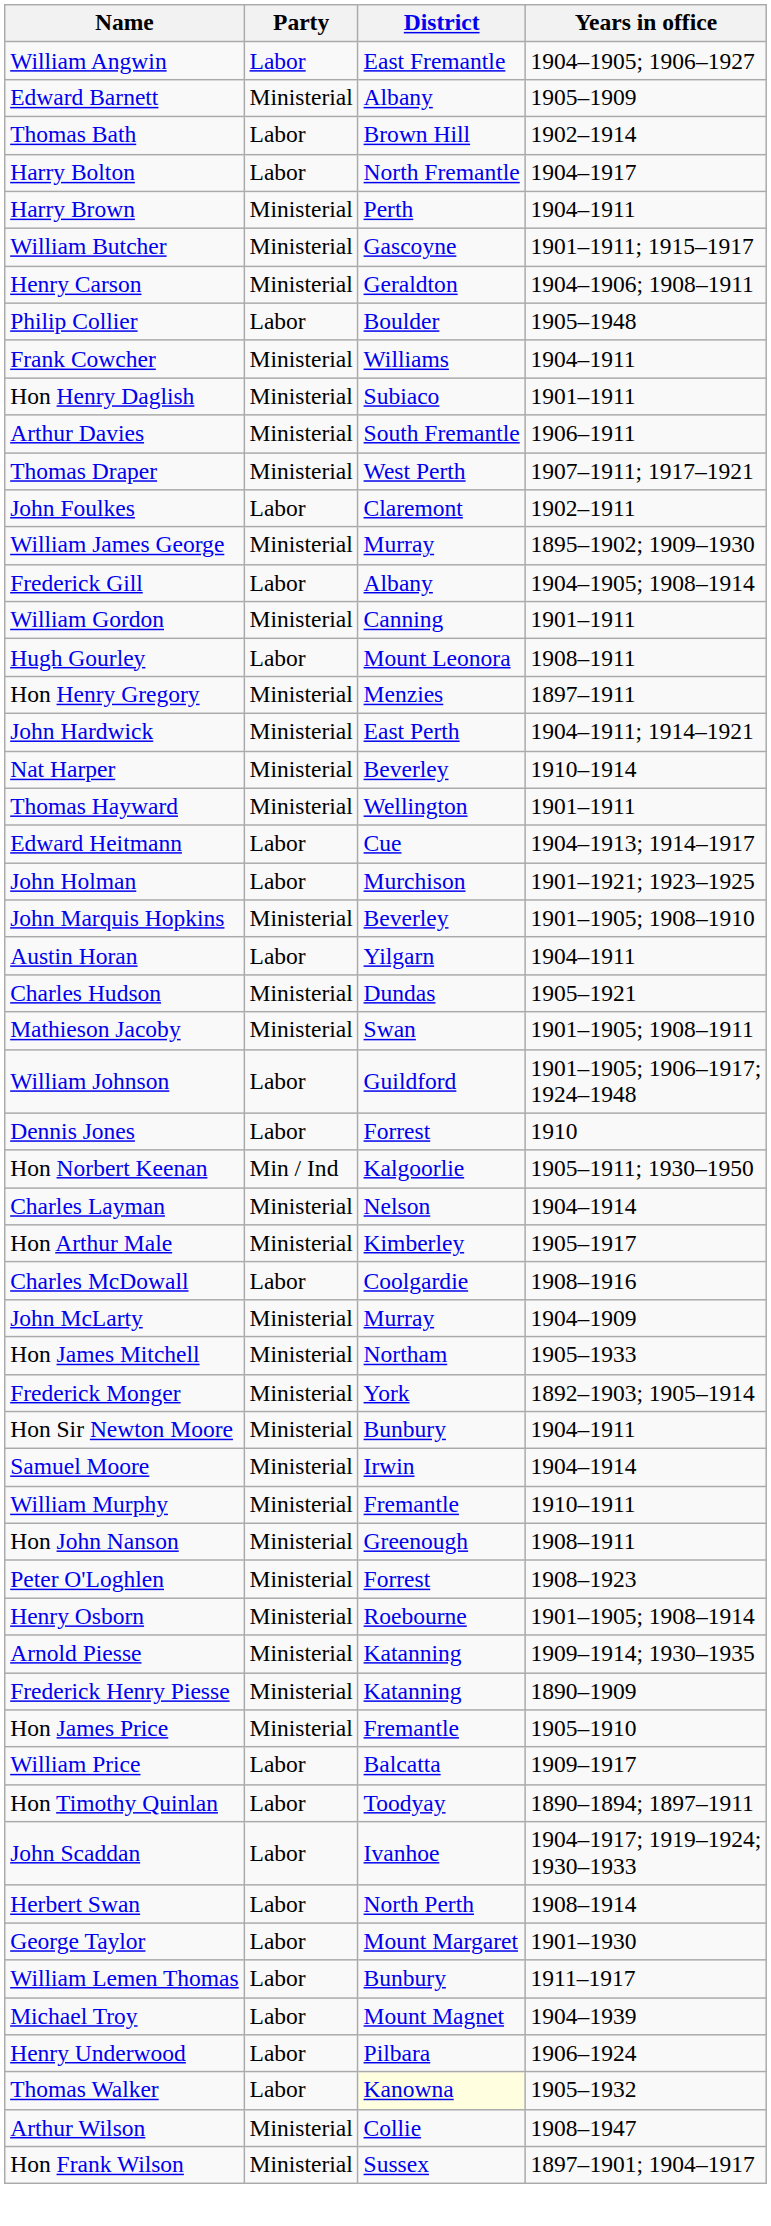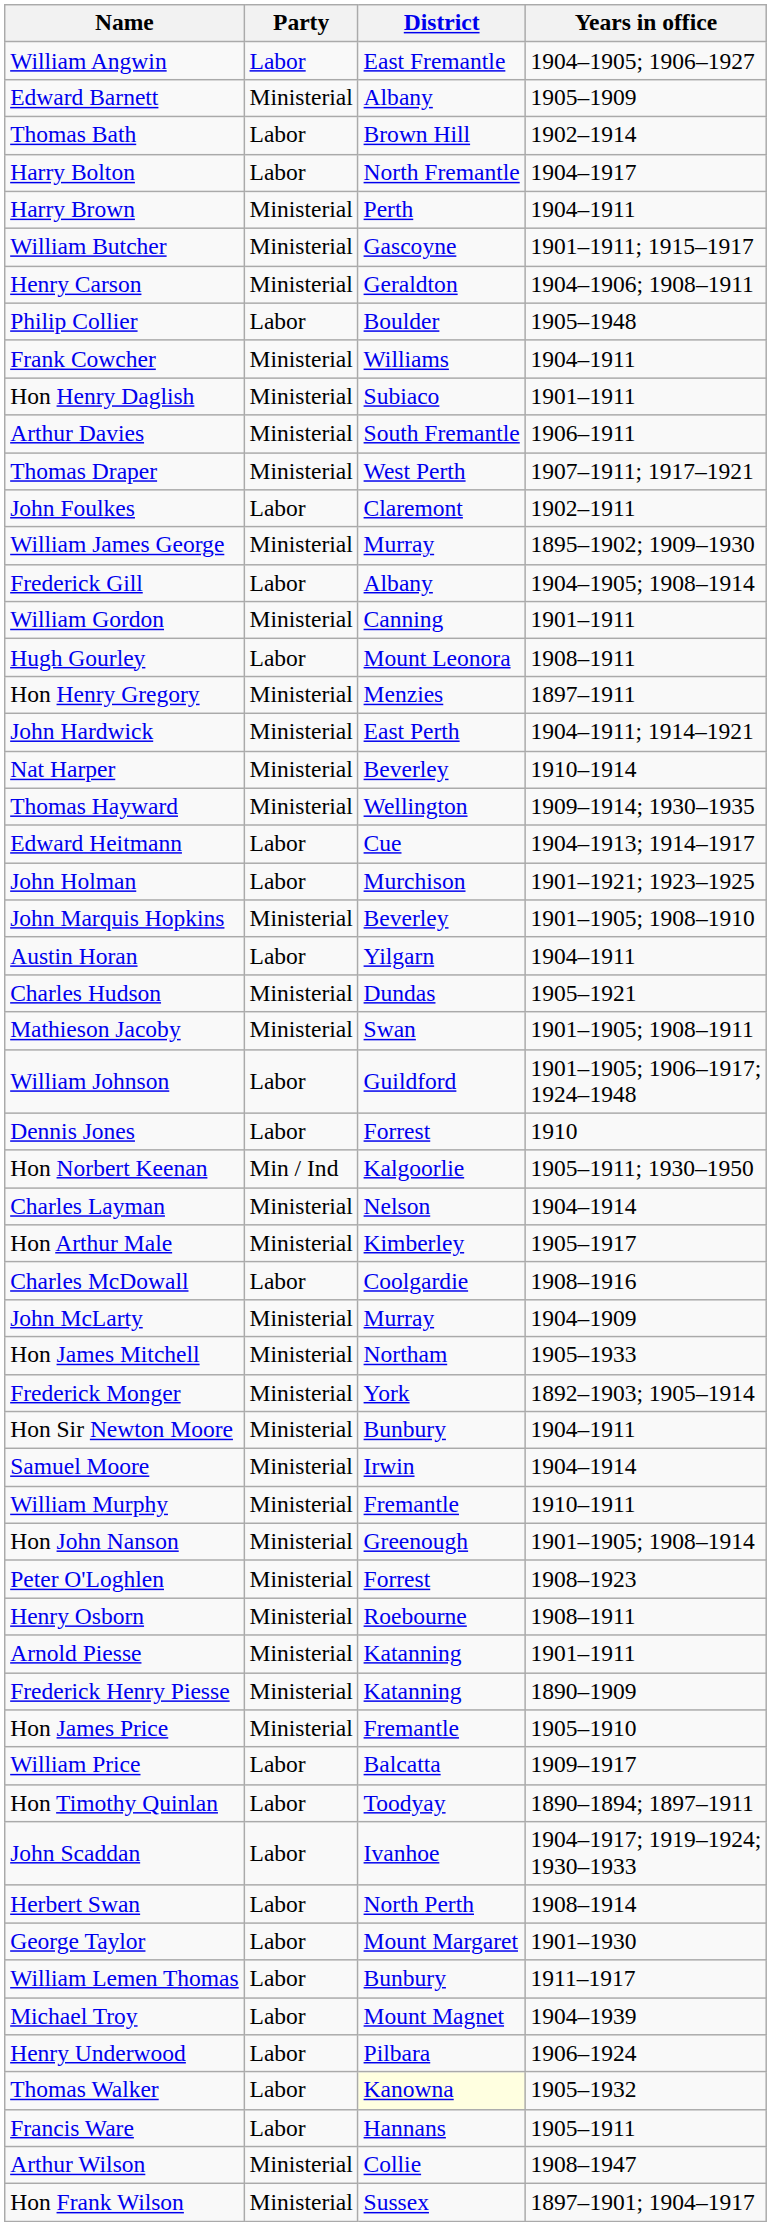(583, 806) 1901–1911 -> (643, 806) 1909–1914; 1930–1935
(583, 1541) 1908–1911 -> (643, 1541) 1901–1905; 1908–1914
(643, 1616) 1901–1905; 1908–1914 -> (583, 1616) 1908–1911
(643, 1653) 1909–1914; 1930–1935 -> (583, 1653) 1901–1911
+ row: (72, 2127)
